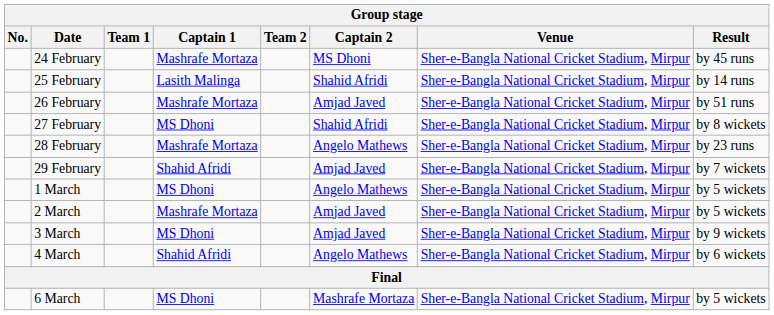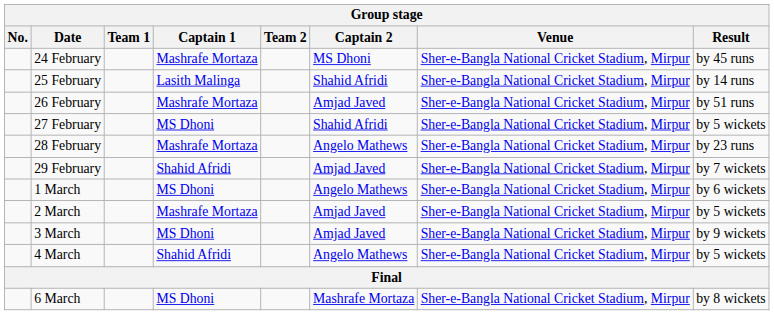(731, 124) by 8 wickets -> (731, 124) by 5 wickets
(731, 189) by 5 wickets -> (731, 189) by 6 wickets
(731, 255) by 6 wickets -> (731, 255) by 5 wickets
(731, 299) by 5 wickets -> (731, 299) by 8 wickets
